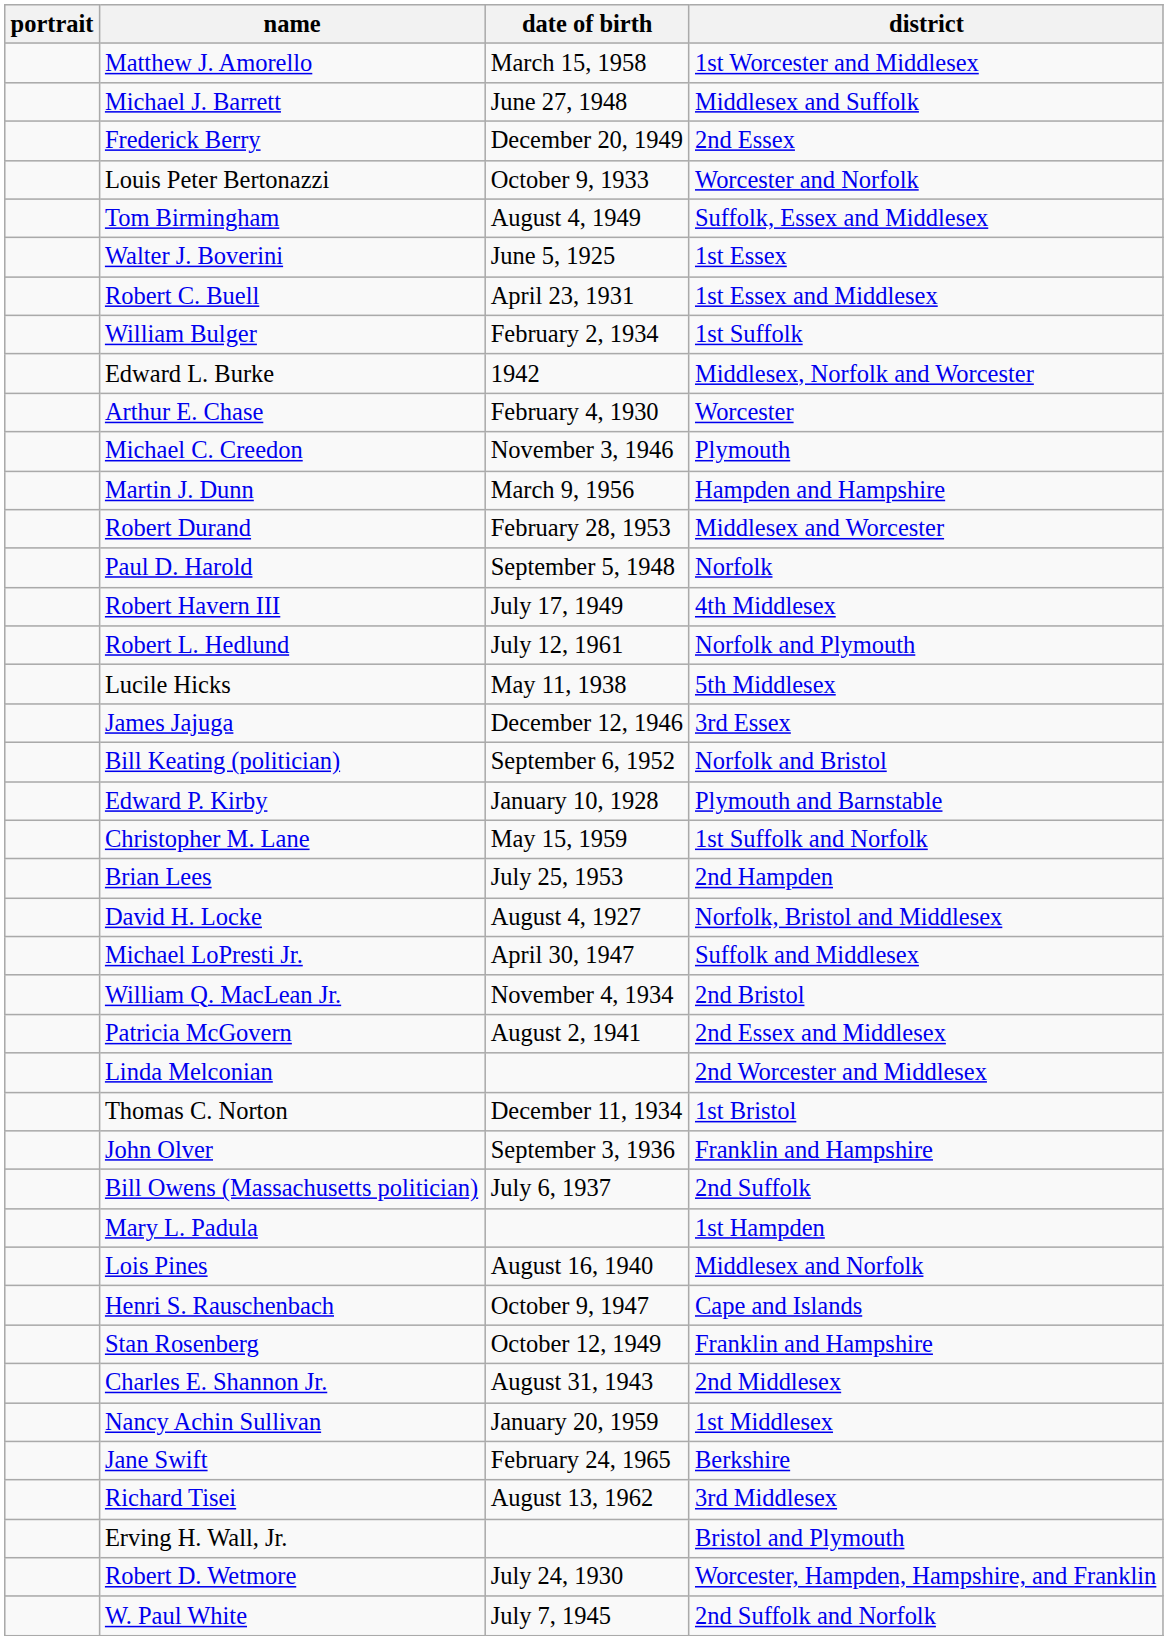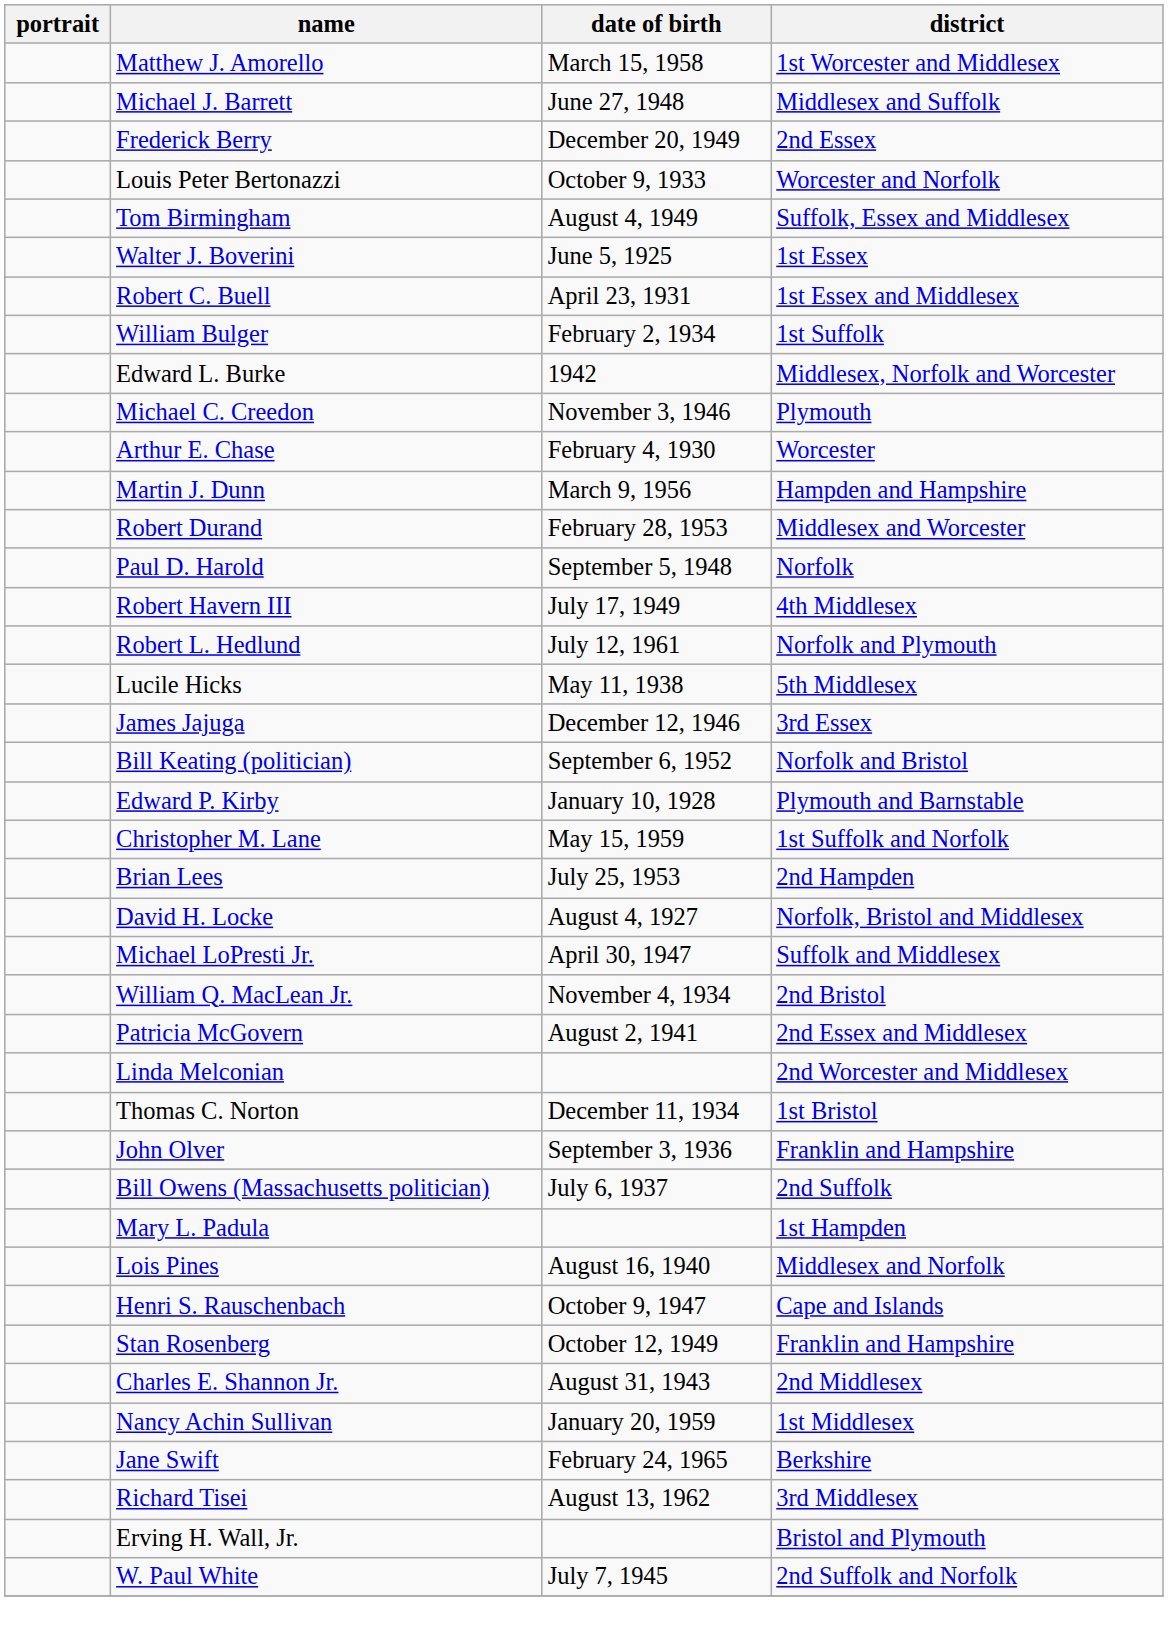rows swapped: (184, 412) <-> (204, 450)
- row: (201, 1576)
